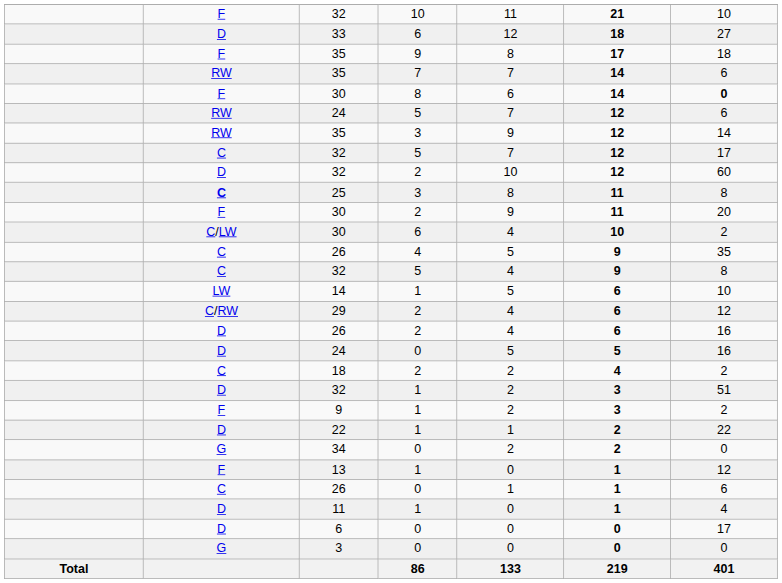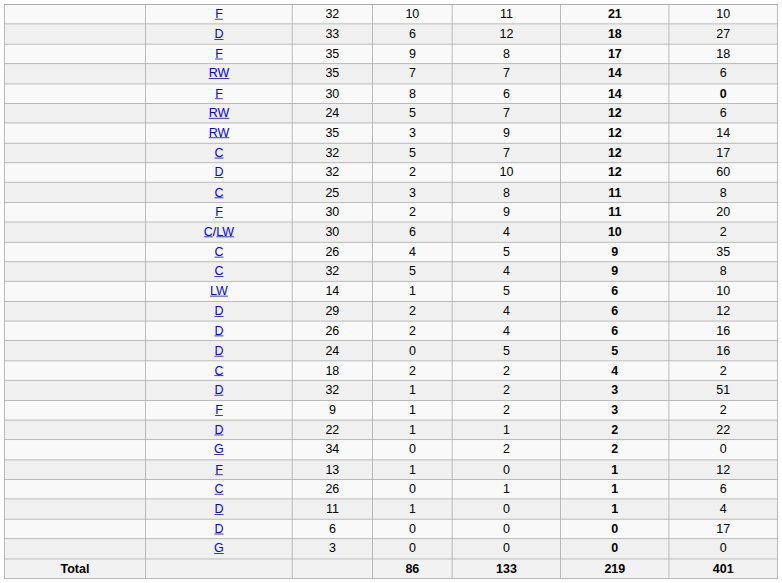(221, 192) bold -> (219, 192) normal
(221, 311) C/RW -> (219, 311) D
